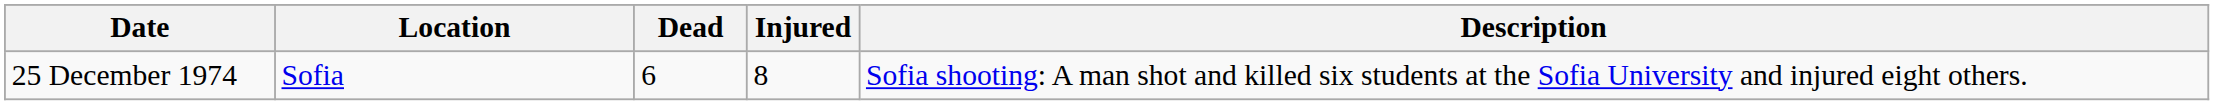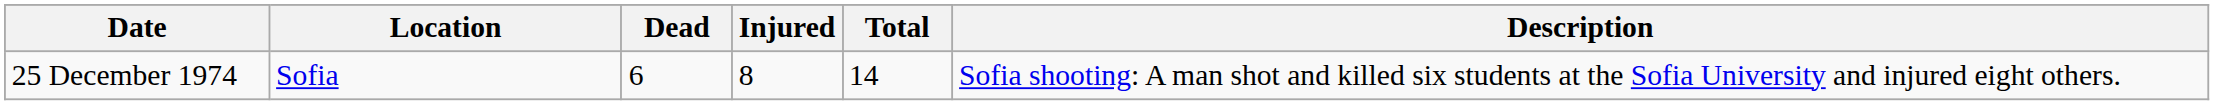+ column: (897, 27)
